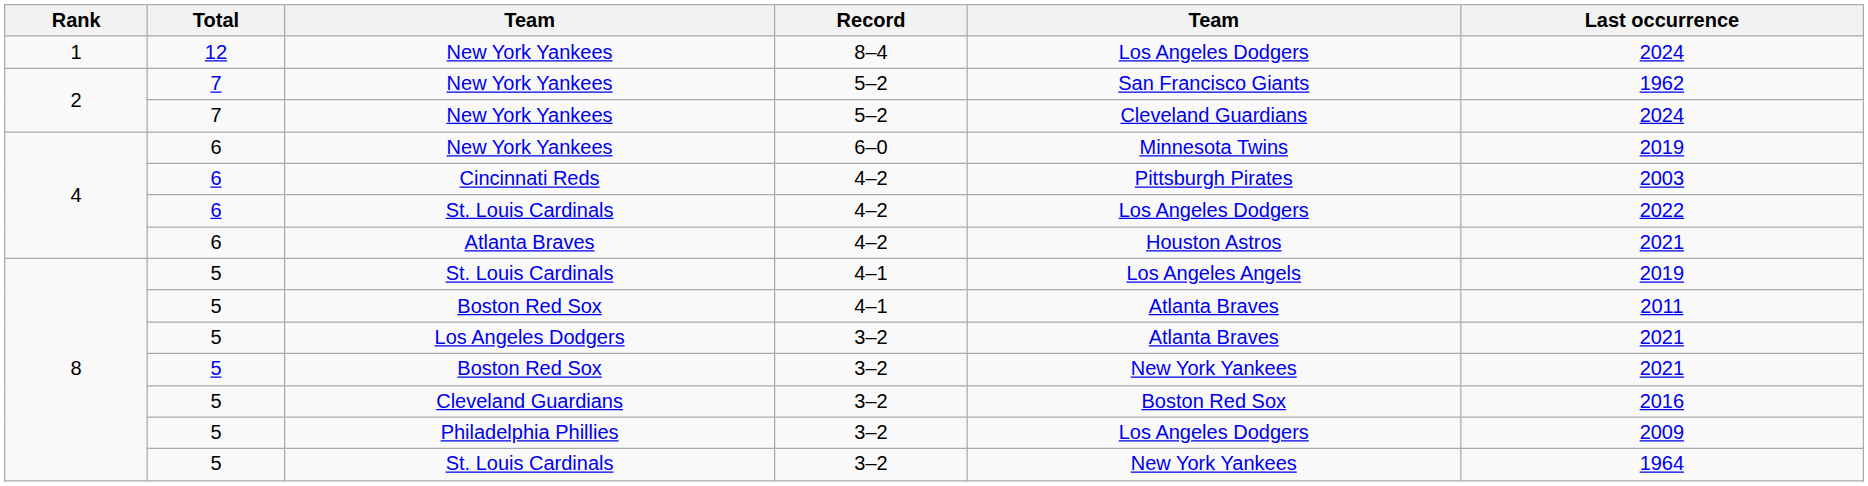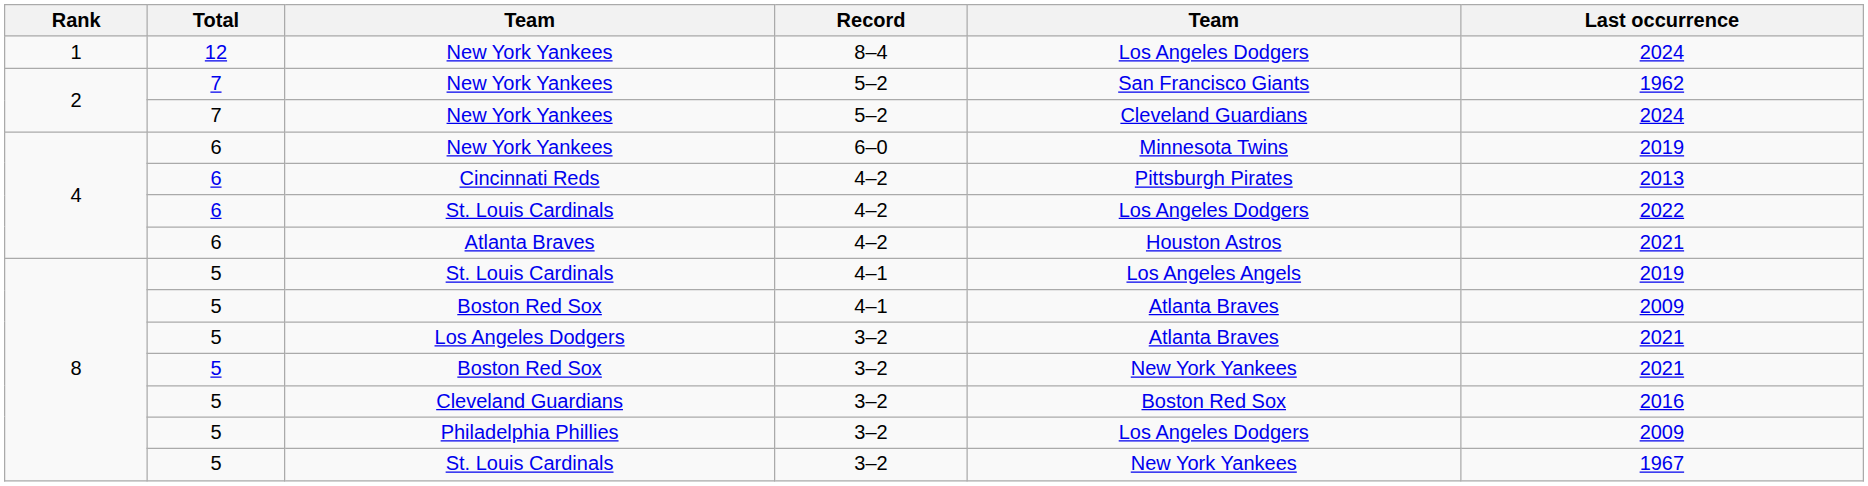(1662, 178) 2003 -> (1662, 178) 2013
(1662, 305) 2011 -> (1662, 305) 2009
(1662, 464) 1964 -> (1662, 464) 1967
